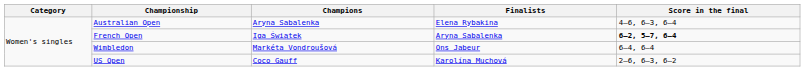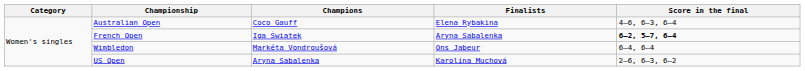(286, 23) Aryna Sabalenka -> (275, 23) Coco Gauff
(275, 60) Coco Gauff -> (286, 60) Aryna Sabalenka
